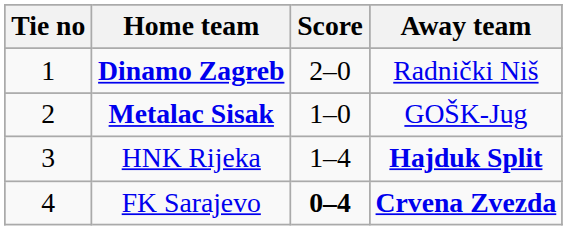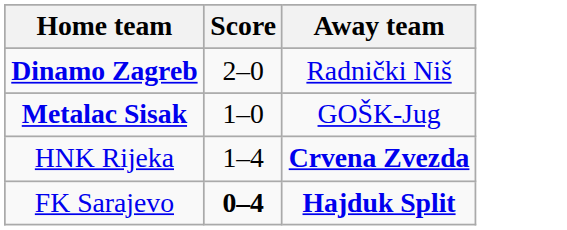- column: (48, 26)
(466, 158) Hajduk Split -> (379, 158) Crvena Zvezda
(466, 202) Crvena Zvezda -> (379, 202) Hajduk Split
